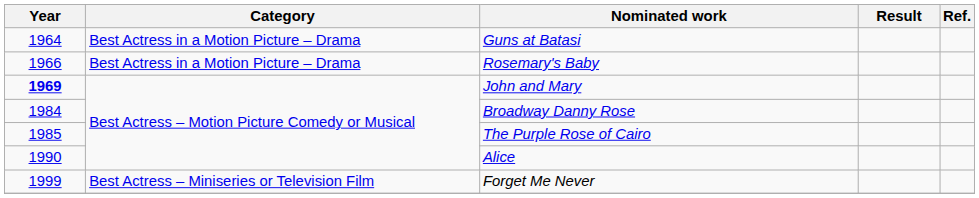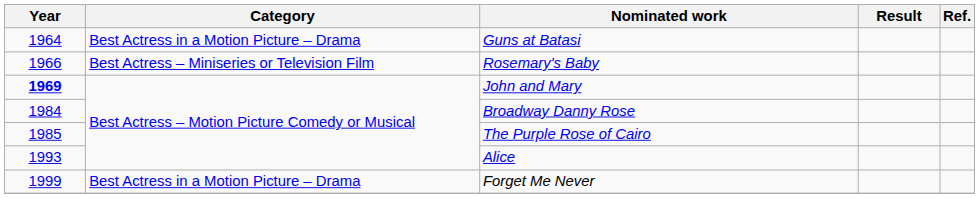(225, 63) Best Actress in a Motion Picture – Drama -> (232, 63) Best Actress – Miniseries or Television Film
(45, 157) 1990 -> (45, 157) 1993
(232, 181) Best Actress – Miniseries or Television Film -> (225, 181) Best Actress in a Motion Picture – Drama
